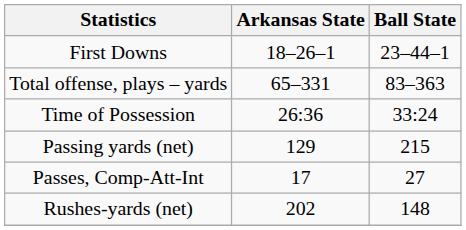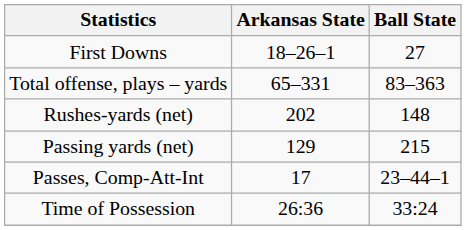(415, 51) 23–44–1 -> (415, 51) 27
rows swapped: (118, 209) <-> (118, 114)
(415, 177) 27 -> (415, 177) 23–44–1
